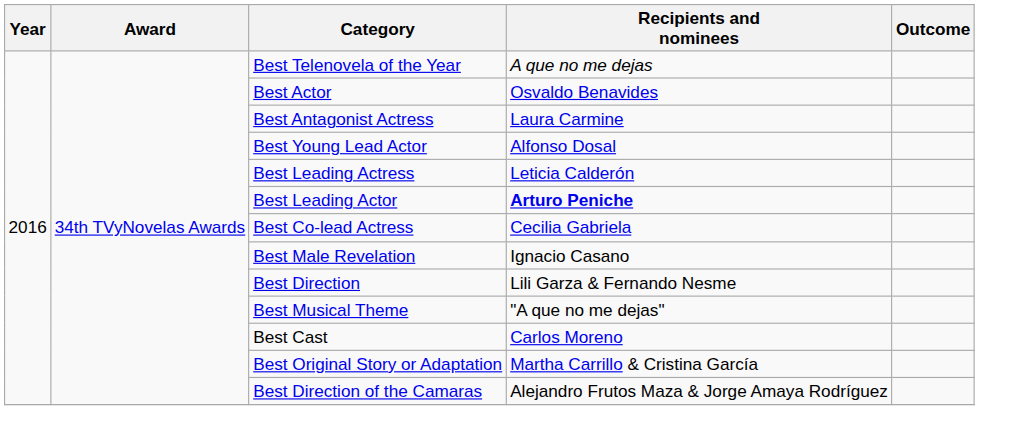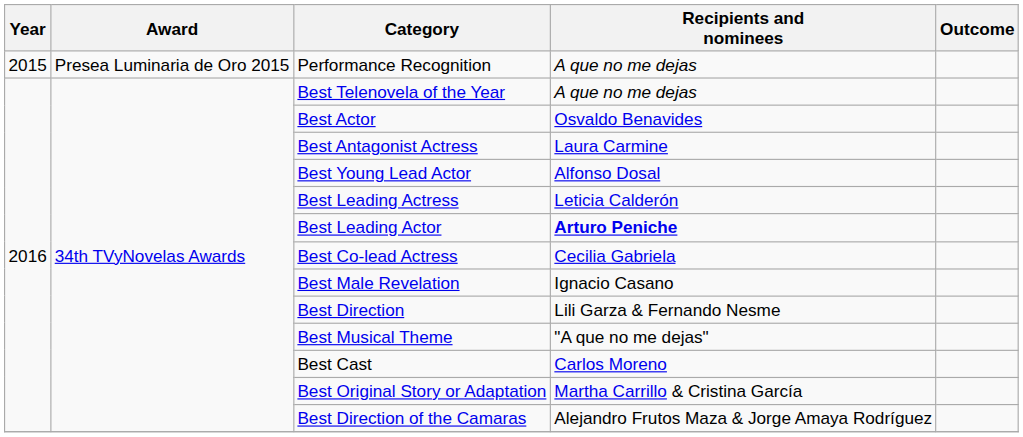+ row: (394, 65)
